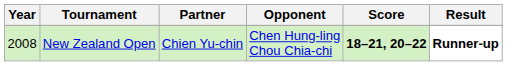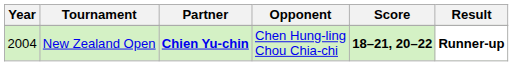(22, 43) 2008 -> (22, 43) 2004
(202, 43) normal -> (205, 43) bold
